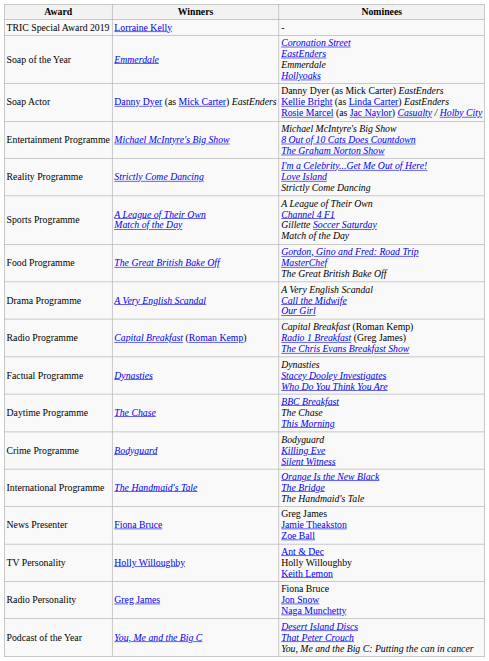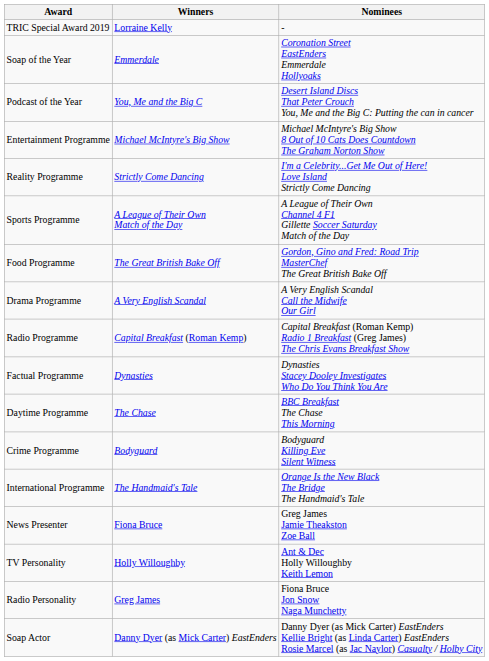rows swapped: (28, 102) <-> (44, 637)
